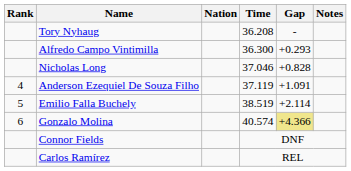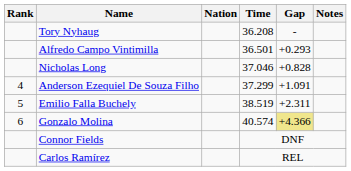(258, 49) 36.300 -> (258, 49) 36.501
(258, 85) 37.119 -> (258, 85) 37.299
(295, 103) +2.114 -> (295, 103) +2.311
